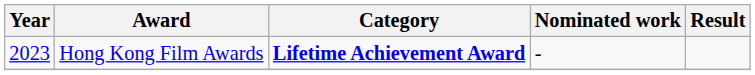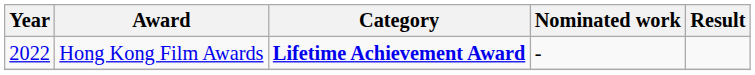(30, 52) 2023 -> (30, 52) 2022
